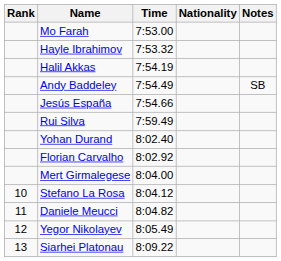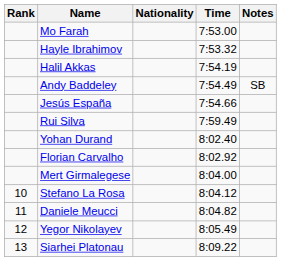columns swapped: (208, 13) <-> (154, 13)
